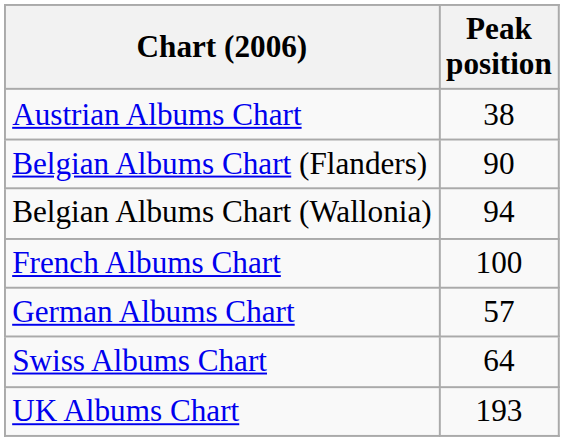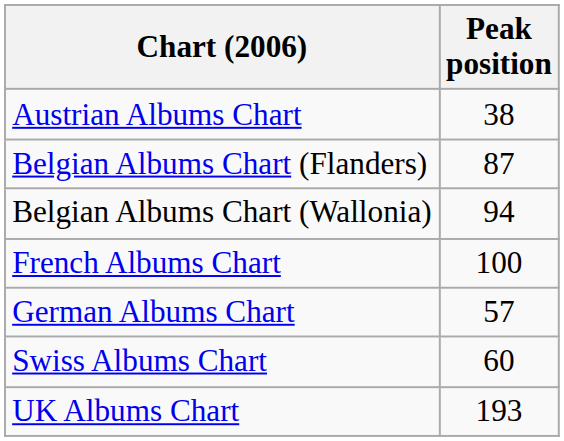(499, 163) 90 -> (499, 163) 87
(499, 361) 64 -> (499, 361) 60
